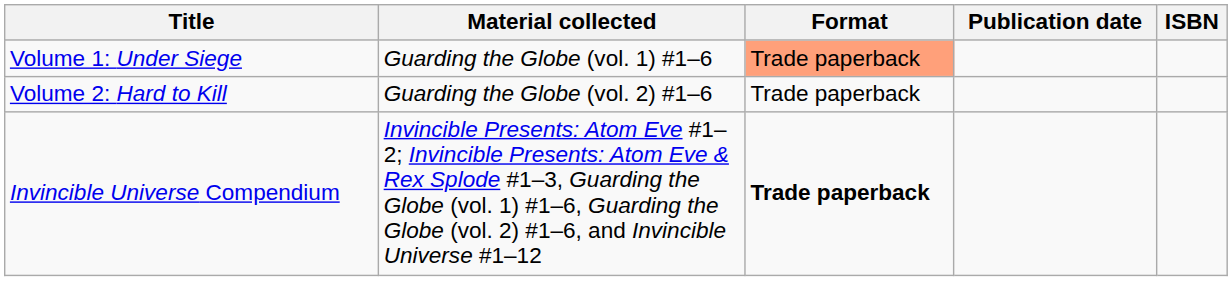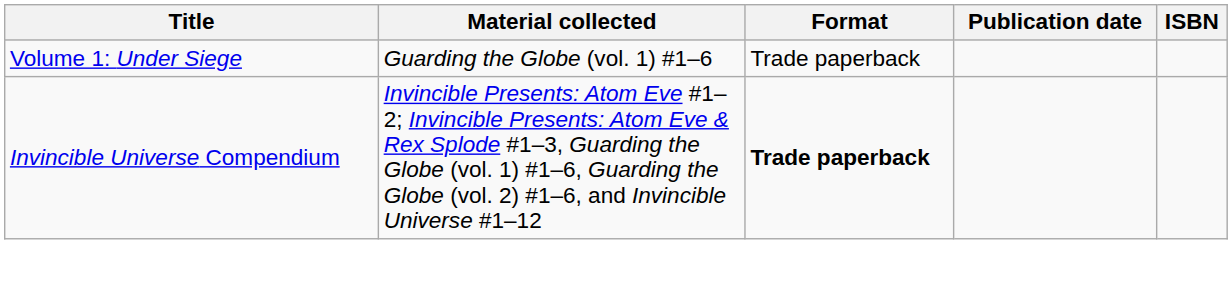(835, 58) lightsalmon background -> (835, 58) no background
- row: (118, 93)
